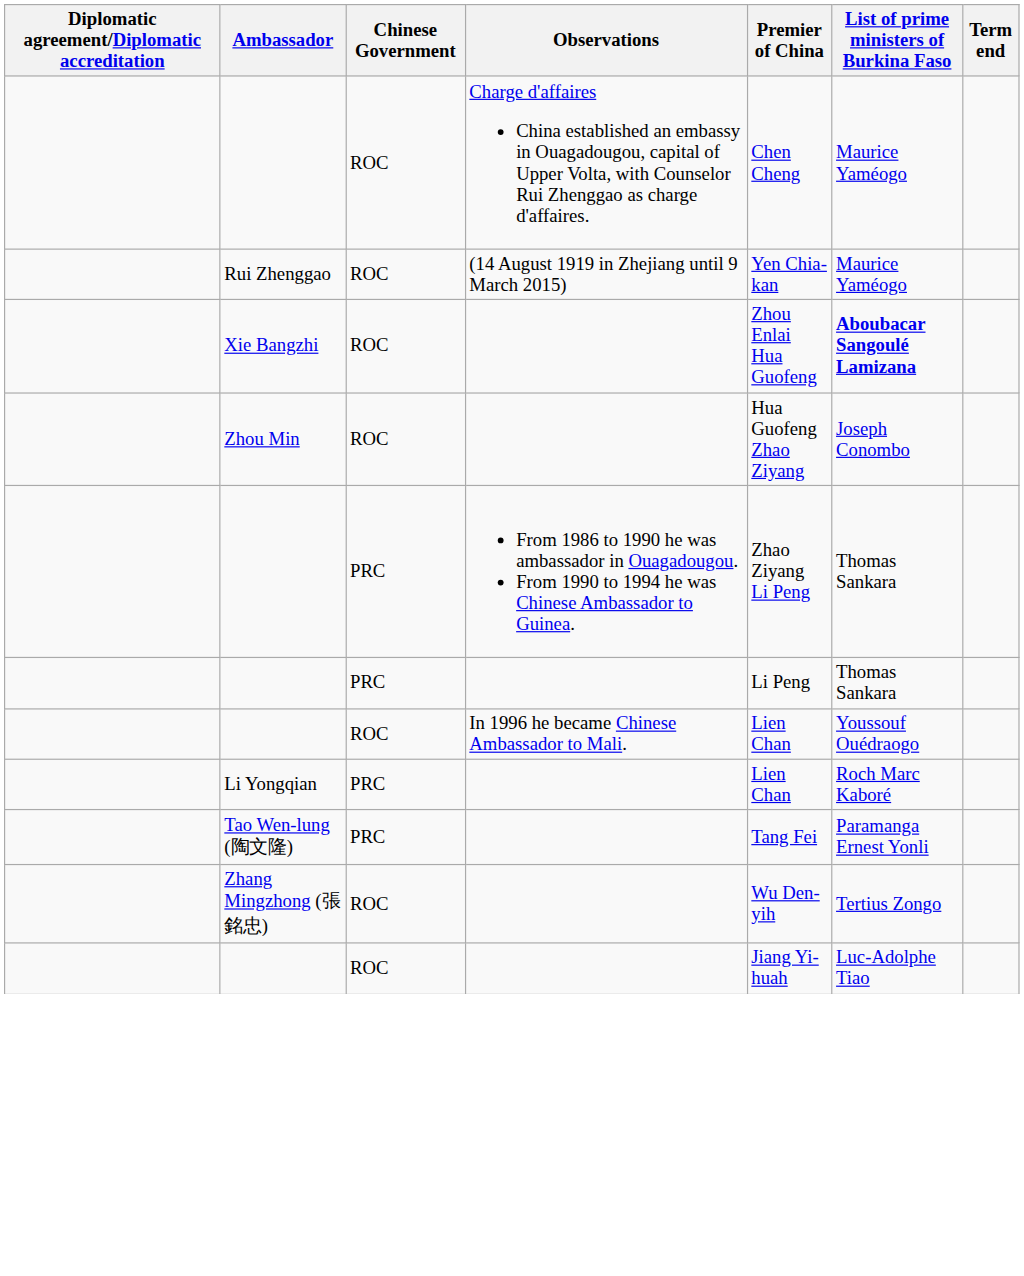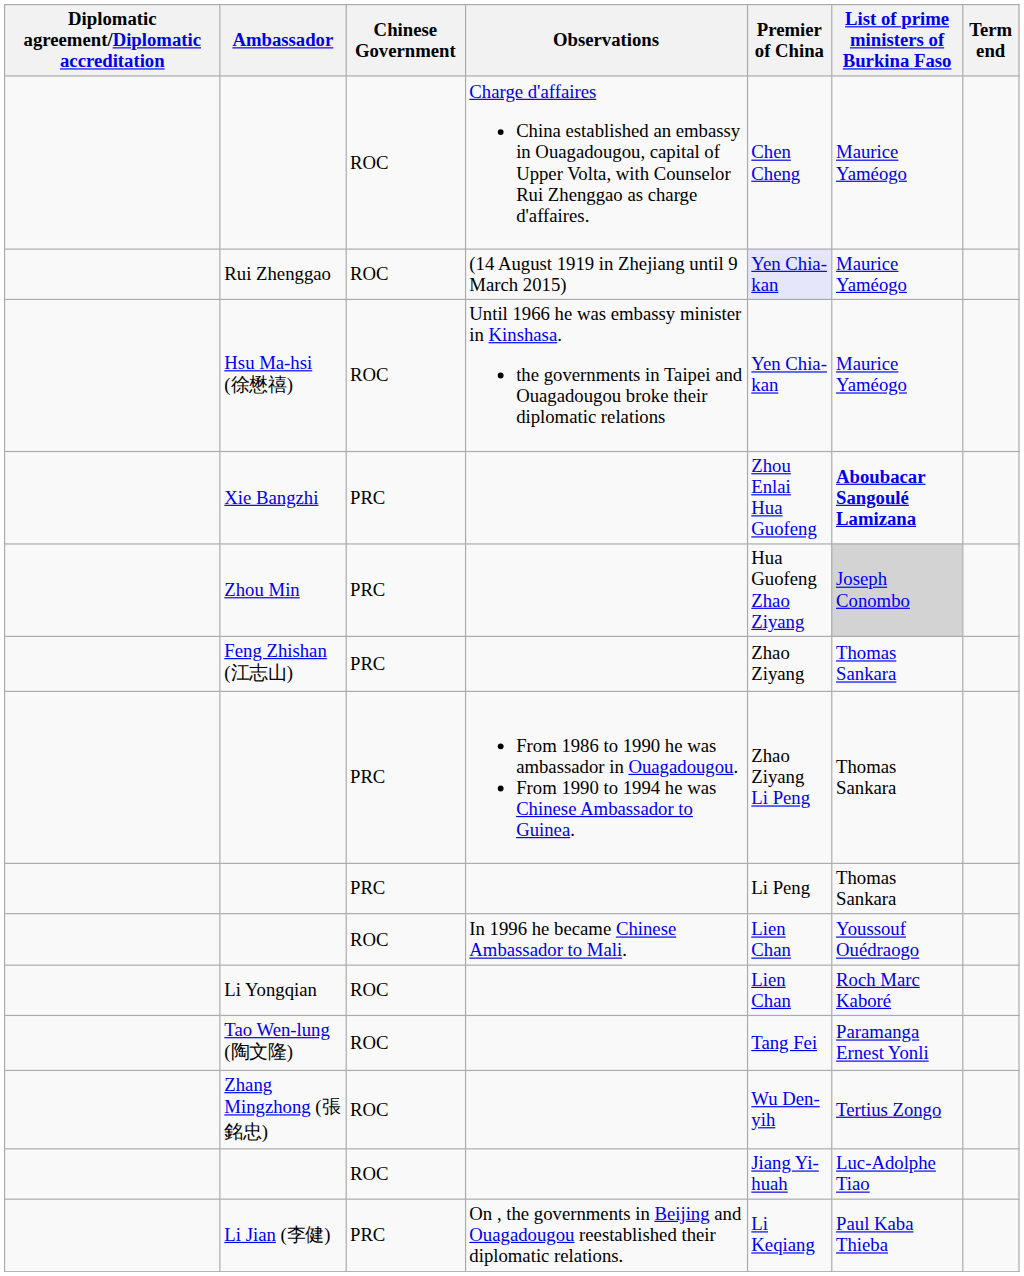(789, 274) no background -> (789, 274) lavender background
+ row: (268, 374)
(369, 345) ROC -> (368, 497) PRC
(369, 438) ROC -> (368, 590) PRC
(873, 438) no background -> (873, 590) lightgrey background
+ row: (276, 662)
(368, 784) PRC -> (369, 990) ROC
(368, 837) PRC -> (369, 1042) ROC
+ row: (277, 1234)
